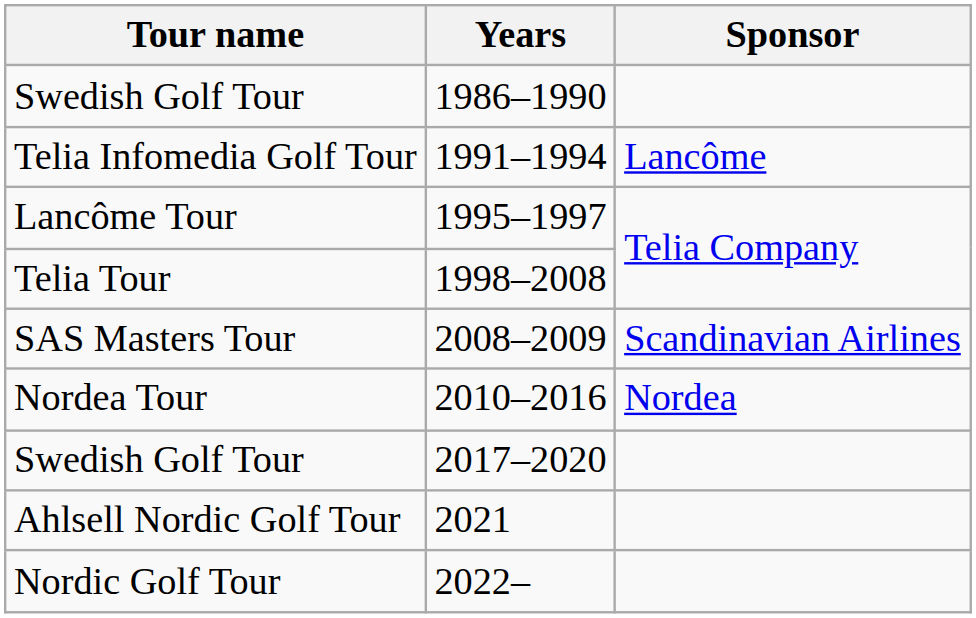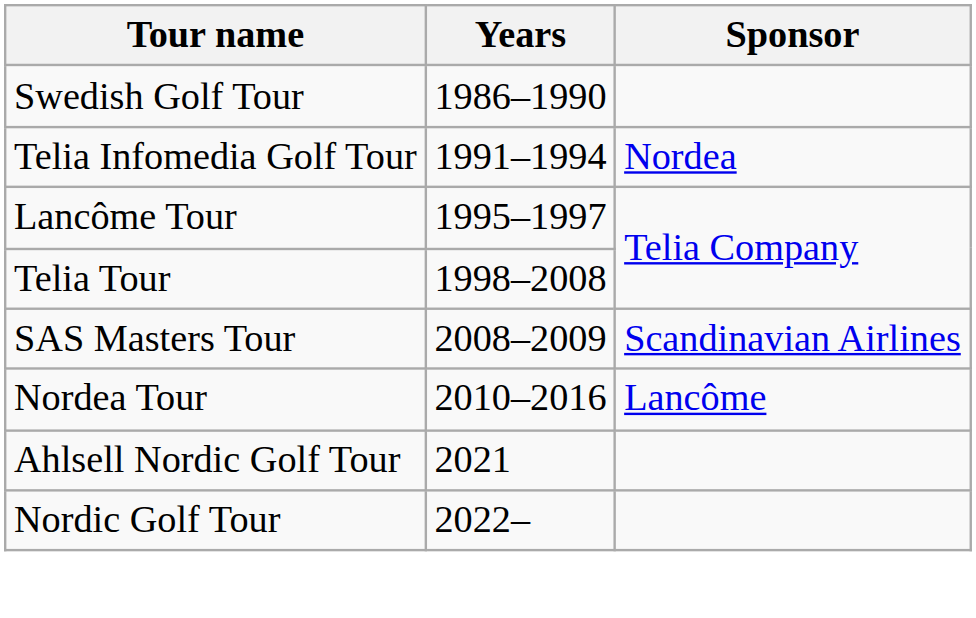(695, 156) Lancôme -> (680, 156) Nordea
(680, 398) Nordea -> (695, 398) Lancôme
- row: (520, 459)
